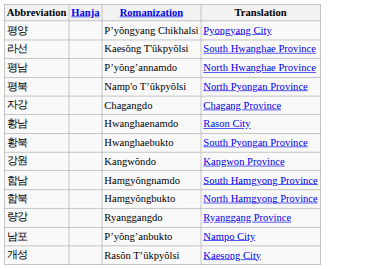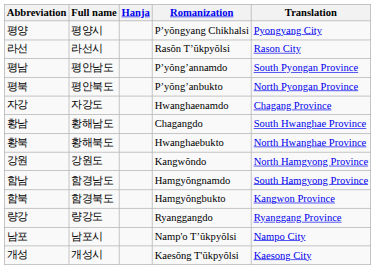+ column: (94, 12)
(146, 49) Kaesŏng T'ŭkpyŏlsi -> (192, 49) Rasŏn T’ŭkpyŏlsi
(260, 49) South Hwanghae Province -> (277, 49) Rason City
(260, 68) North Hwanghae Province -> (306, 68) South Pyongan Province
(145, 86) Namp'o T’ŭkpyŏlsi -> (189, 86) P’yŏng’anbukto
(128, 105) Chagangdo -> (192, 105) Hwanghaenamdo
(141, 124) Hwanghaenamdo -> (179, 124) Chagangdo
(227, 124) Rason City -> (310, 124) South Hwanghae Province
(256, 142) South Pyongan Province -> (310, 142) North Hwanghae Province
(244, 161) Kangwon Province -> (311, 161) North Hamgyong Province
(261, 199) North Hamgyong Province -> (294, 199) Kangwon Province
(138, 236) P’yŏng’anbukto -> (196, 236) Namp'o T’ŭkpyŏlsi
(142, 255) Rasŏn T’ŭkpyŏlsi -> (197, 255) Kaesŏng T'ŭkpyŏlsi
